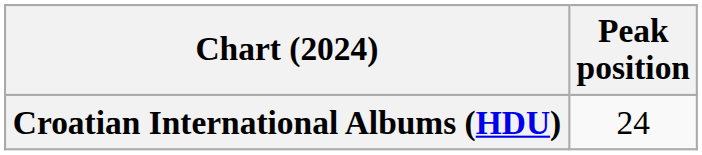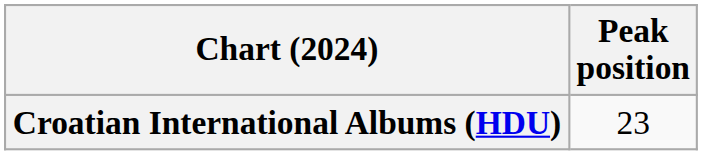(633, 121) 24 -> (633, 121) 23
